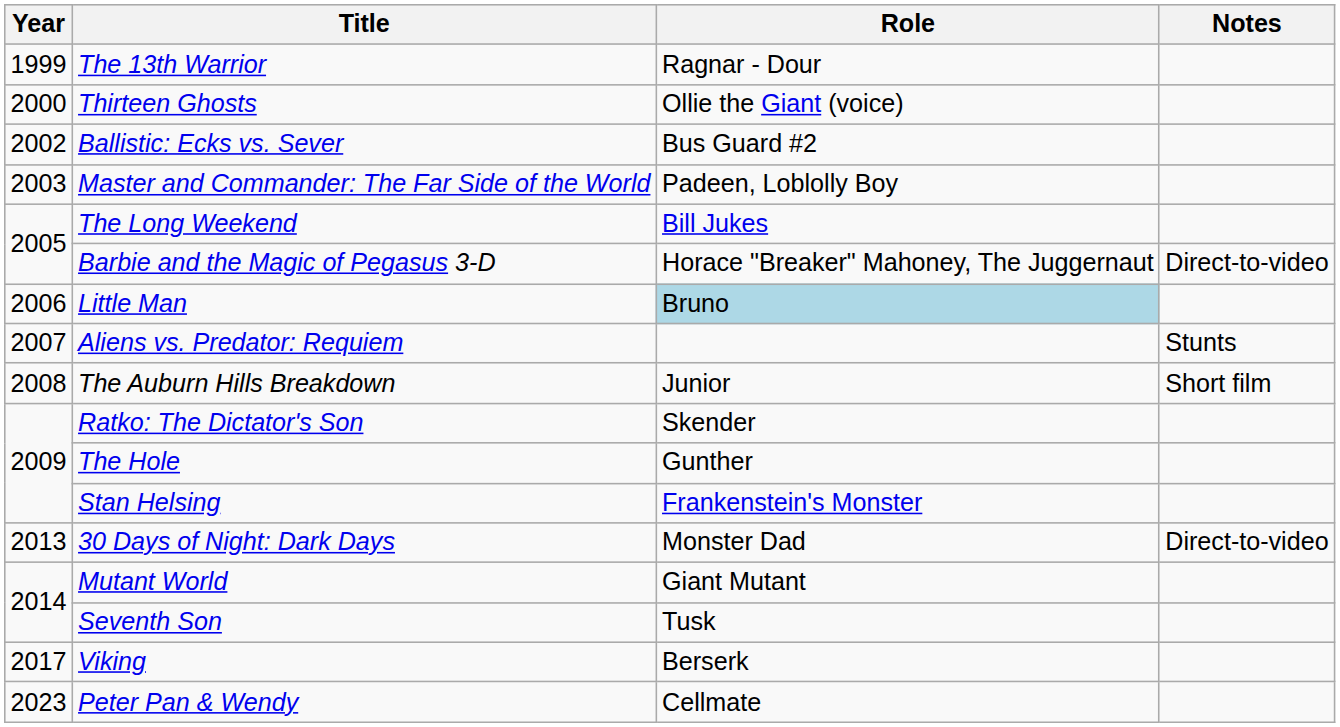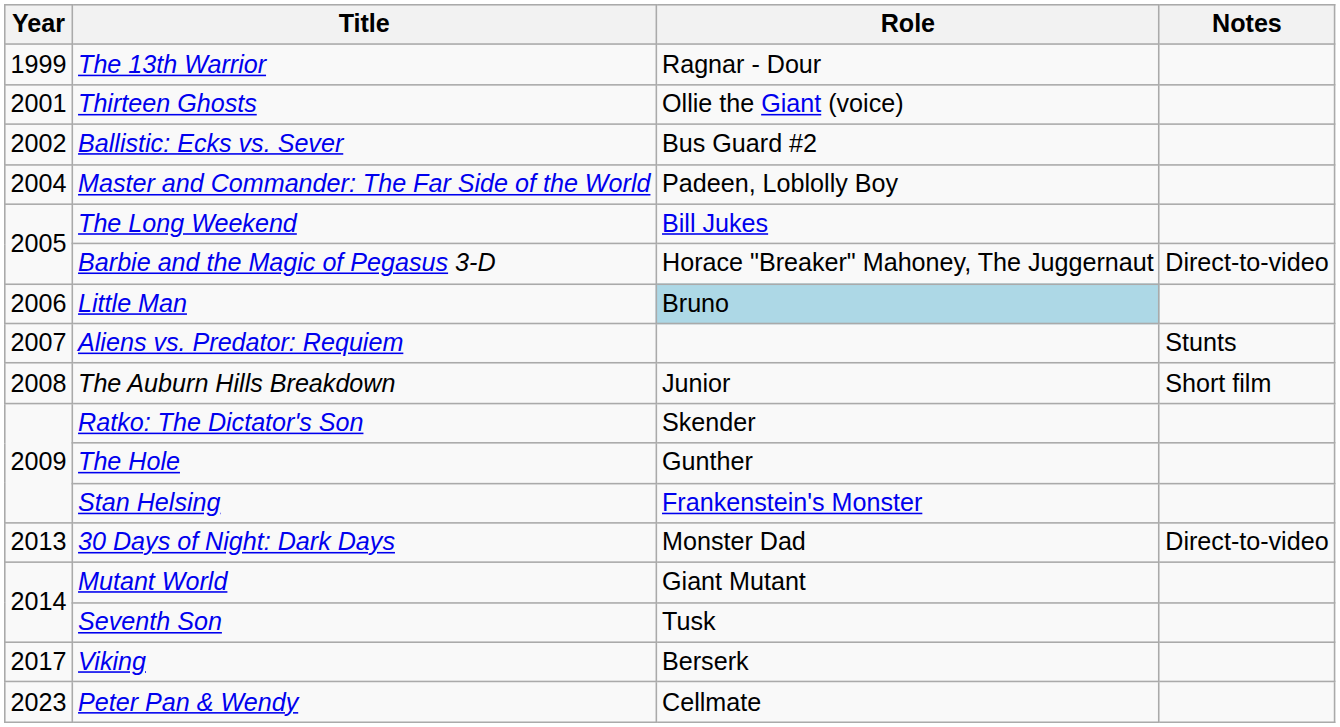(39, 104) 2000 -> (39, 104) 2001
(39, 183) 2003 -> (39, 183) 2004
